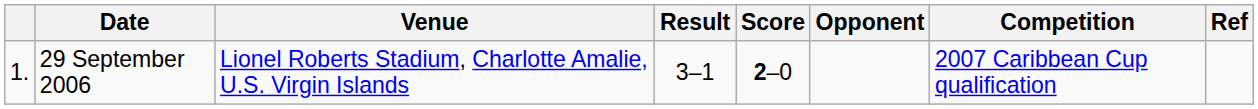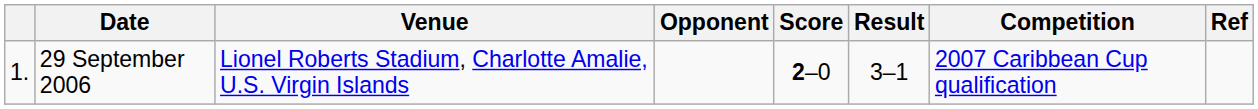columns swapped: (870, 22) <-> (695, 22)
